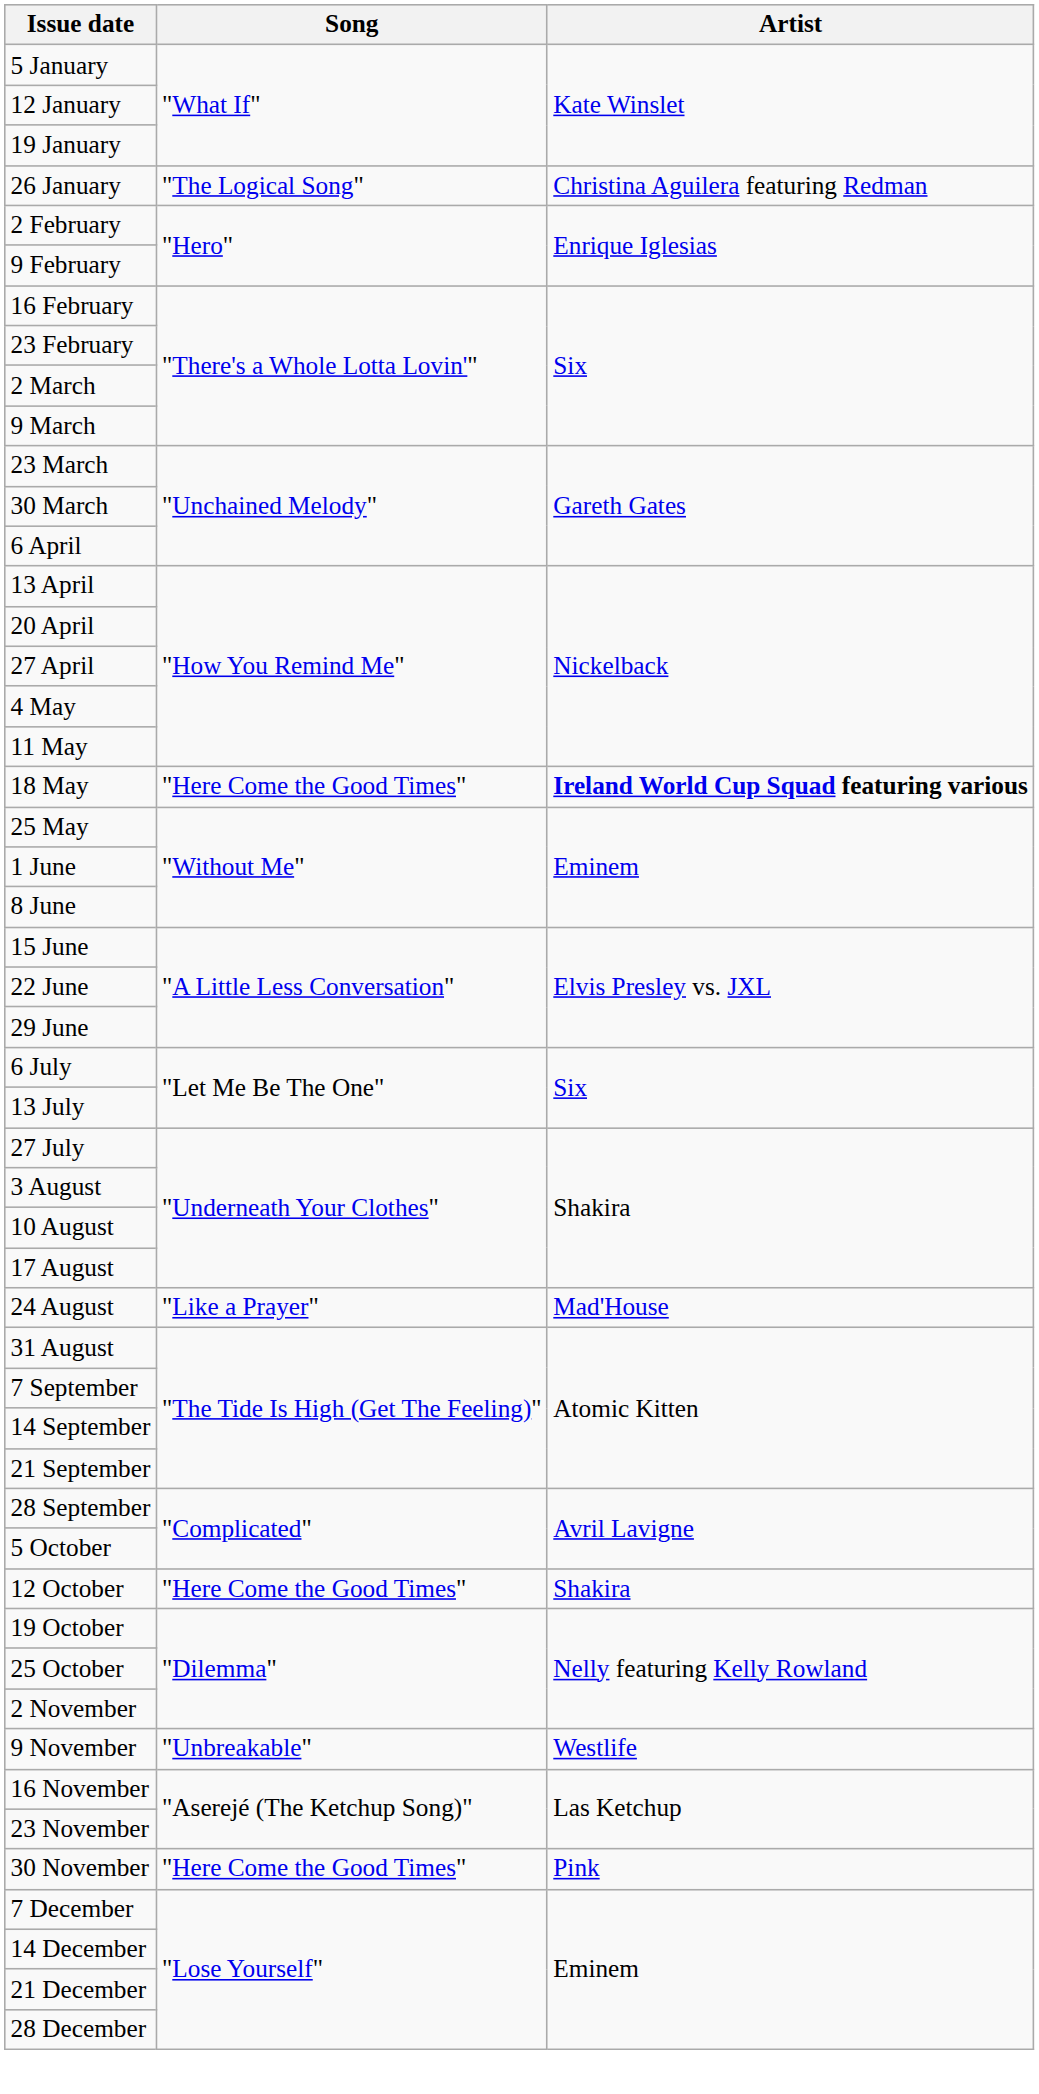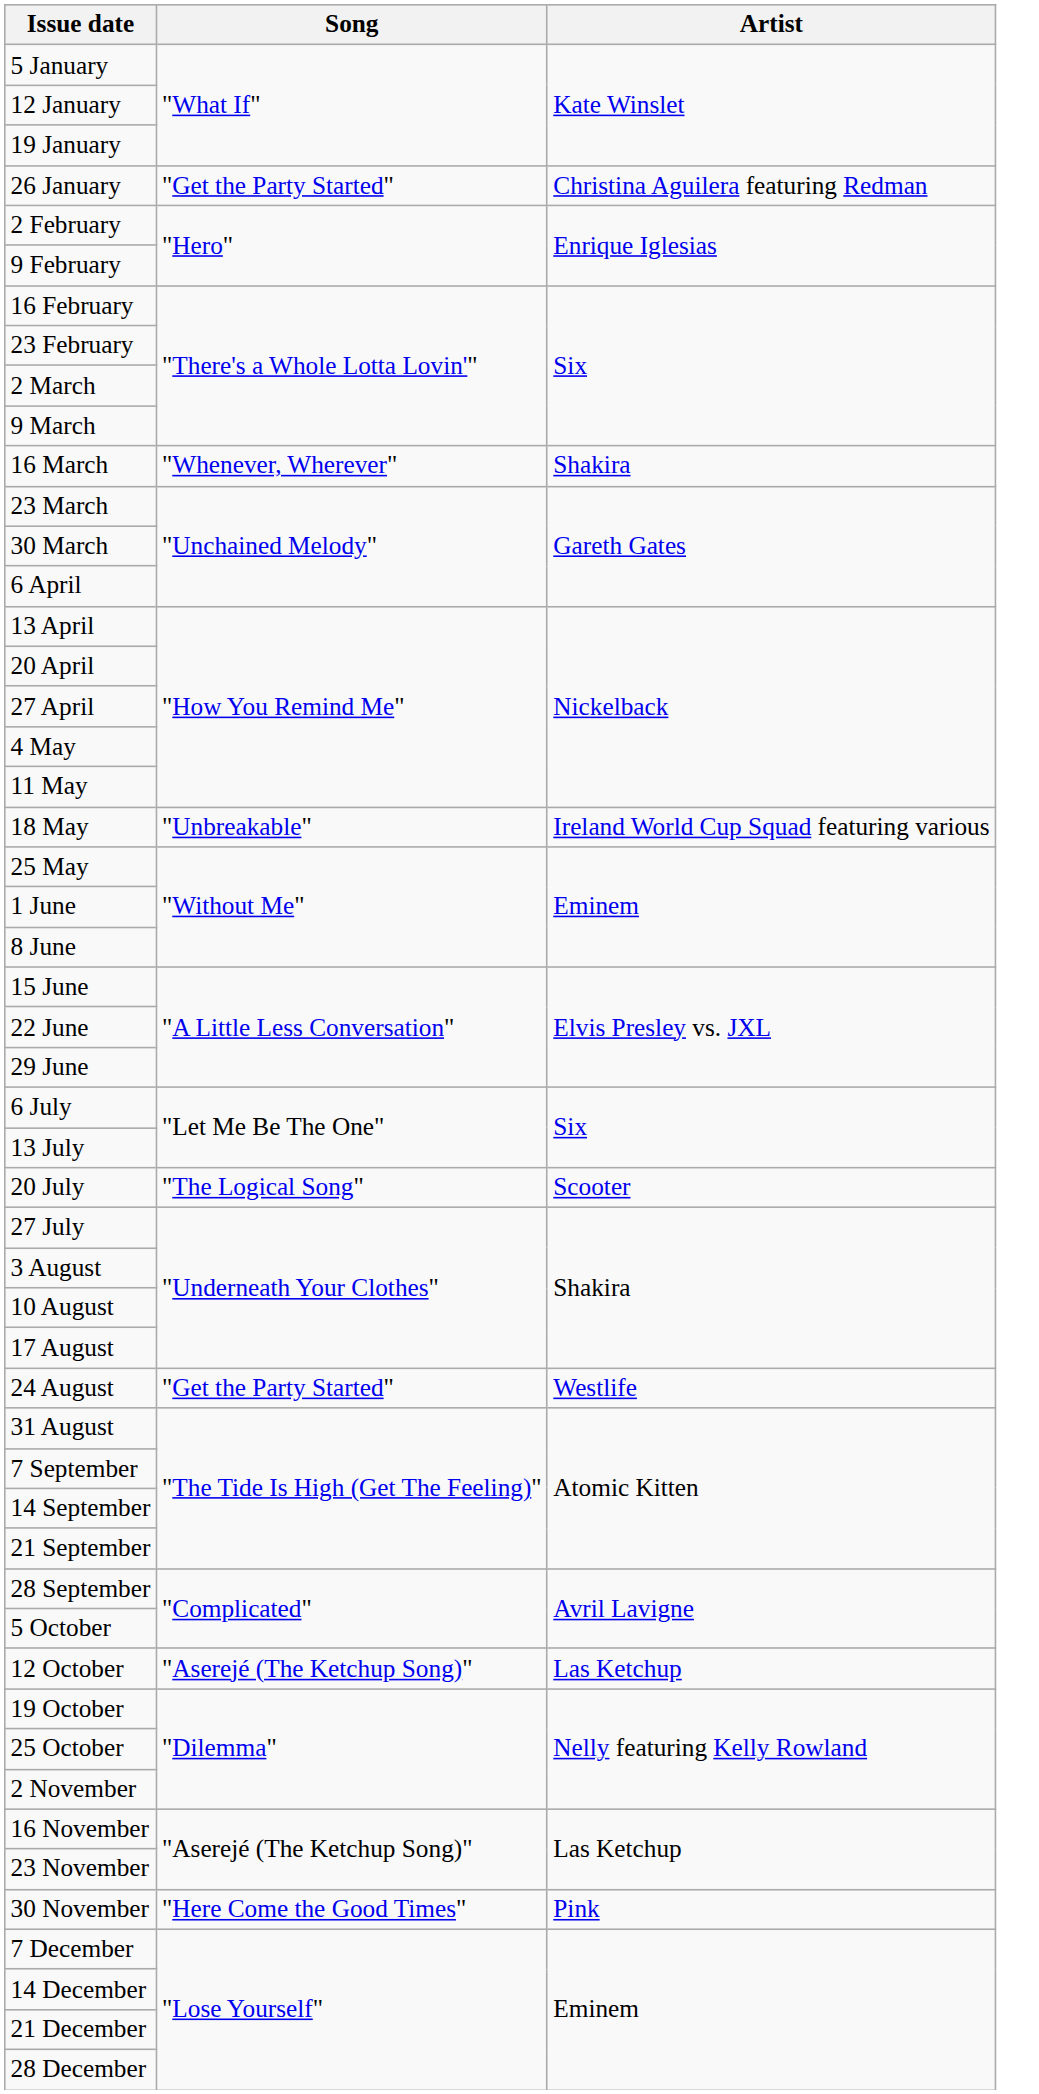(263, 184) "The Logical Song" -> (278, 184) "Get the Party Started"
+ row: (59, 465)
(314, 786) "Here Come the Good Times" -> (237, 826) "Unbreakable"
(791, 786) bold -> (771, 826) normal
+ row: (47, 1187)
(240, 1307) "Like a Prayer" -> (278, 1387) "Get the Party Started"
(611, 1307) Mad'House -> (595, 1387) Westlife
(314, 1588) "Here Come the Good Times" -> (317, 1668) "Aserejé (The Ketchup Song)"
(592, 1588) Shakira -> (618, 1668) Las Ketchup
- row: (73, 1748)
